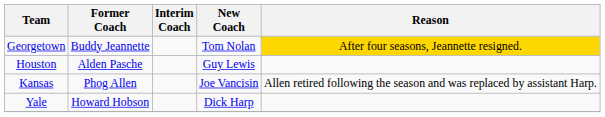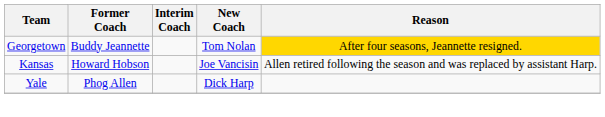- row: (36, 64)
(110, 83) Phog Allen -> (110, 64) Howard Hobson
(110, 102) Howard Hobson -> (110, 83) Phog Allen
